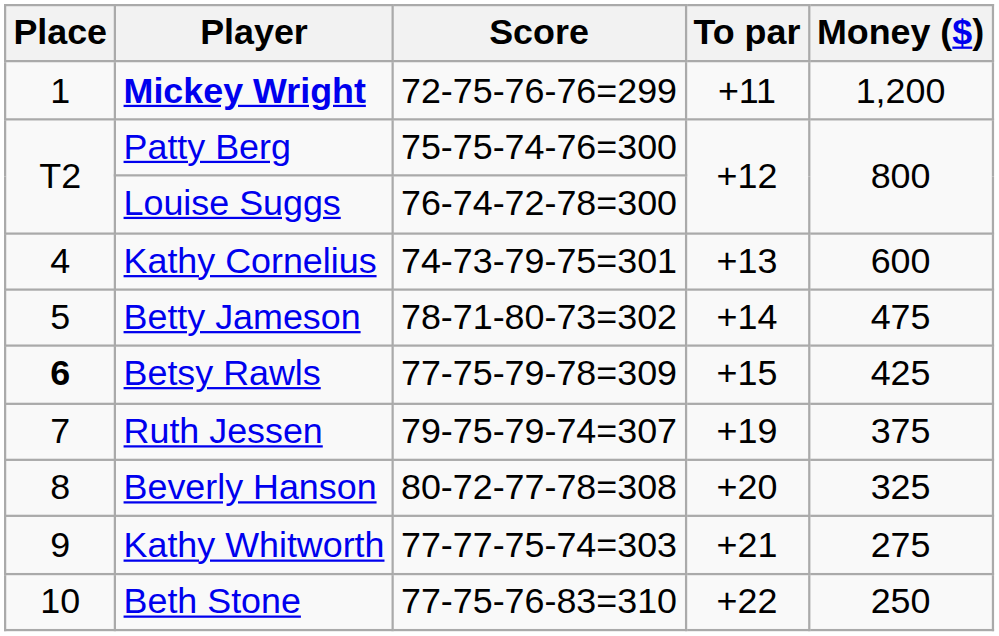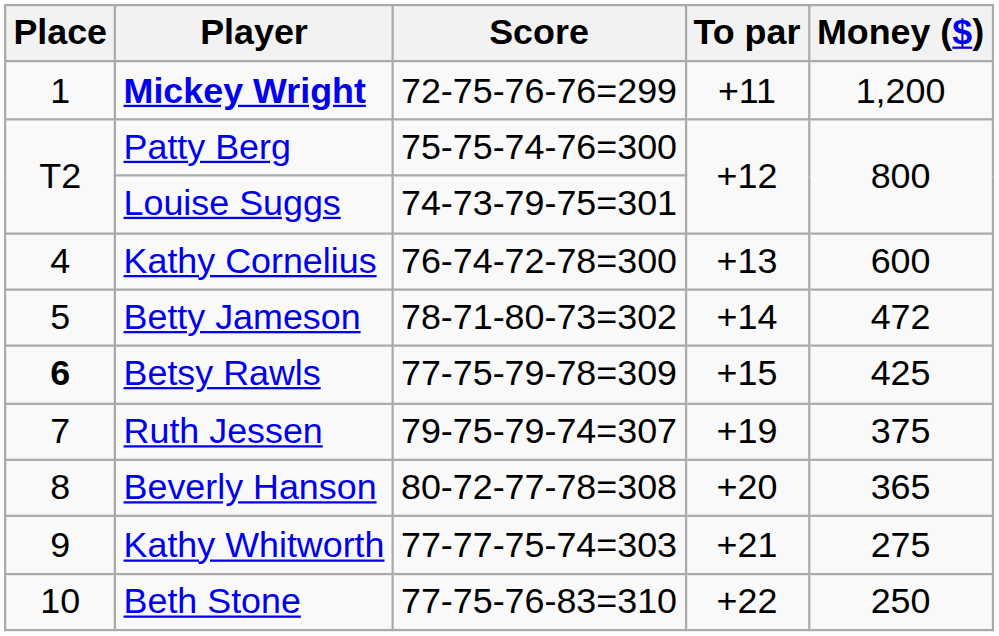(539, 203) 76-74-72-78=300 -> (539, 203) 74-73-79-75=301
(539, 260) 74-73-79-75=301 -> (539, 260) 76-74-72-78=300
(901, 317) 475 -> (901, 317) 472
(901, 487) 325 -> (901, 487) 365
